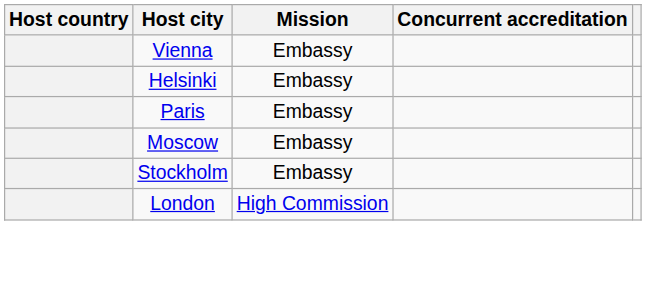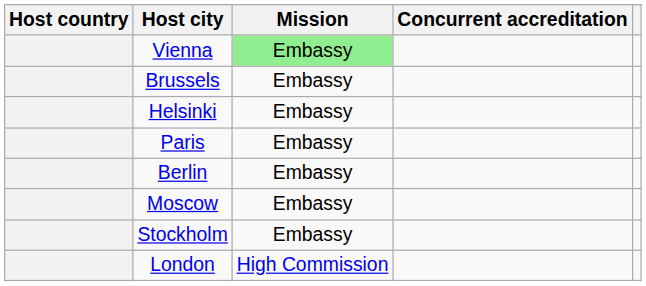(313, 50) no background -> (313, 50) lightgreen background
+ row: (183, 81)
+ row: (183, 173)
